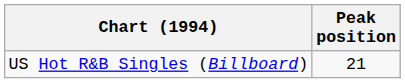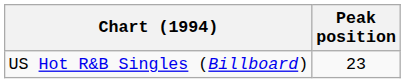(356, 65) 21 -> (356, 65) 23
